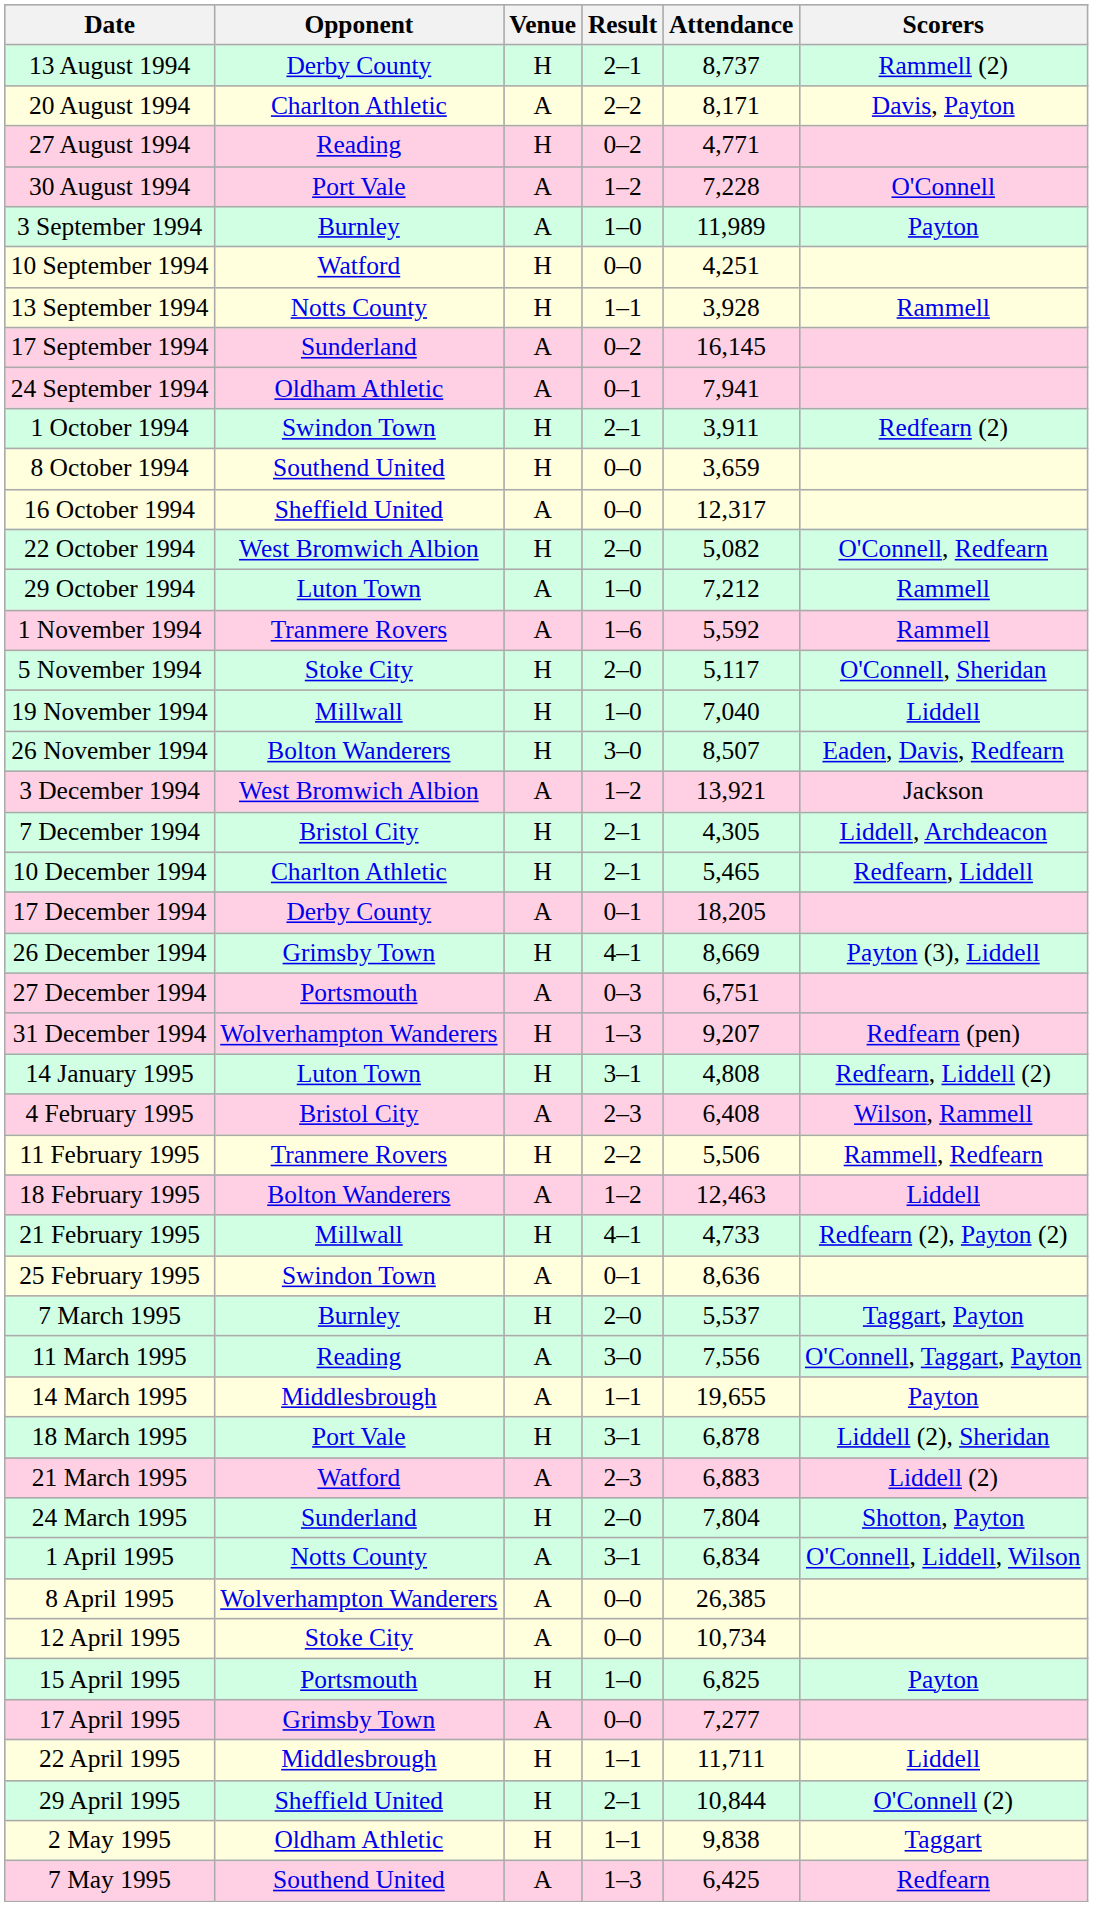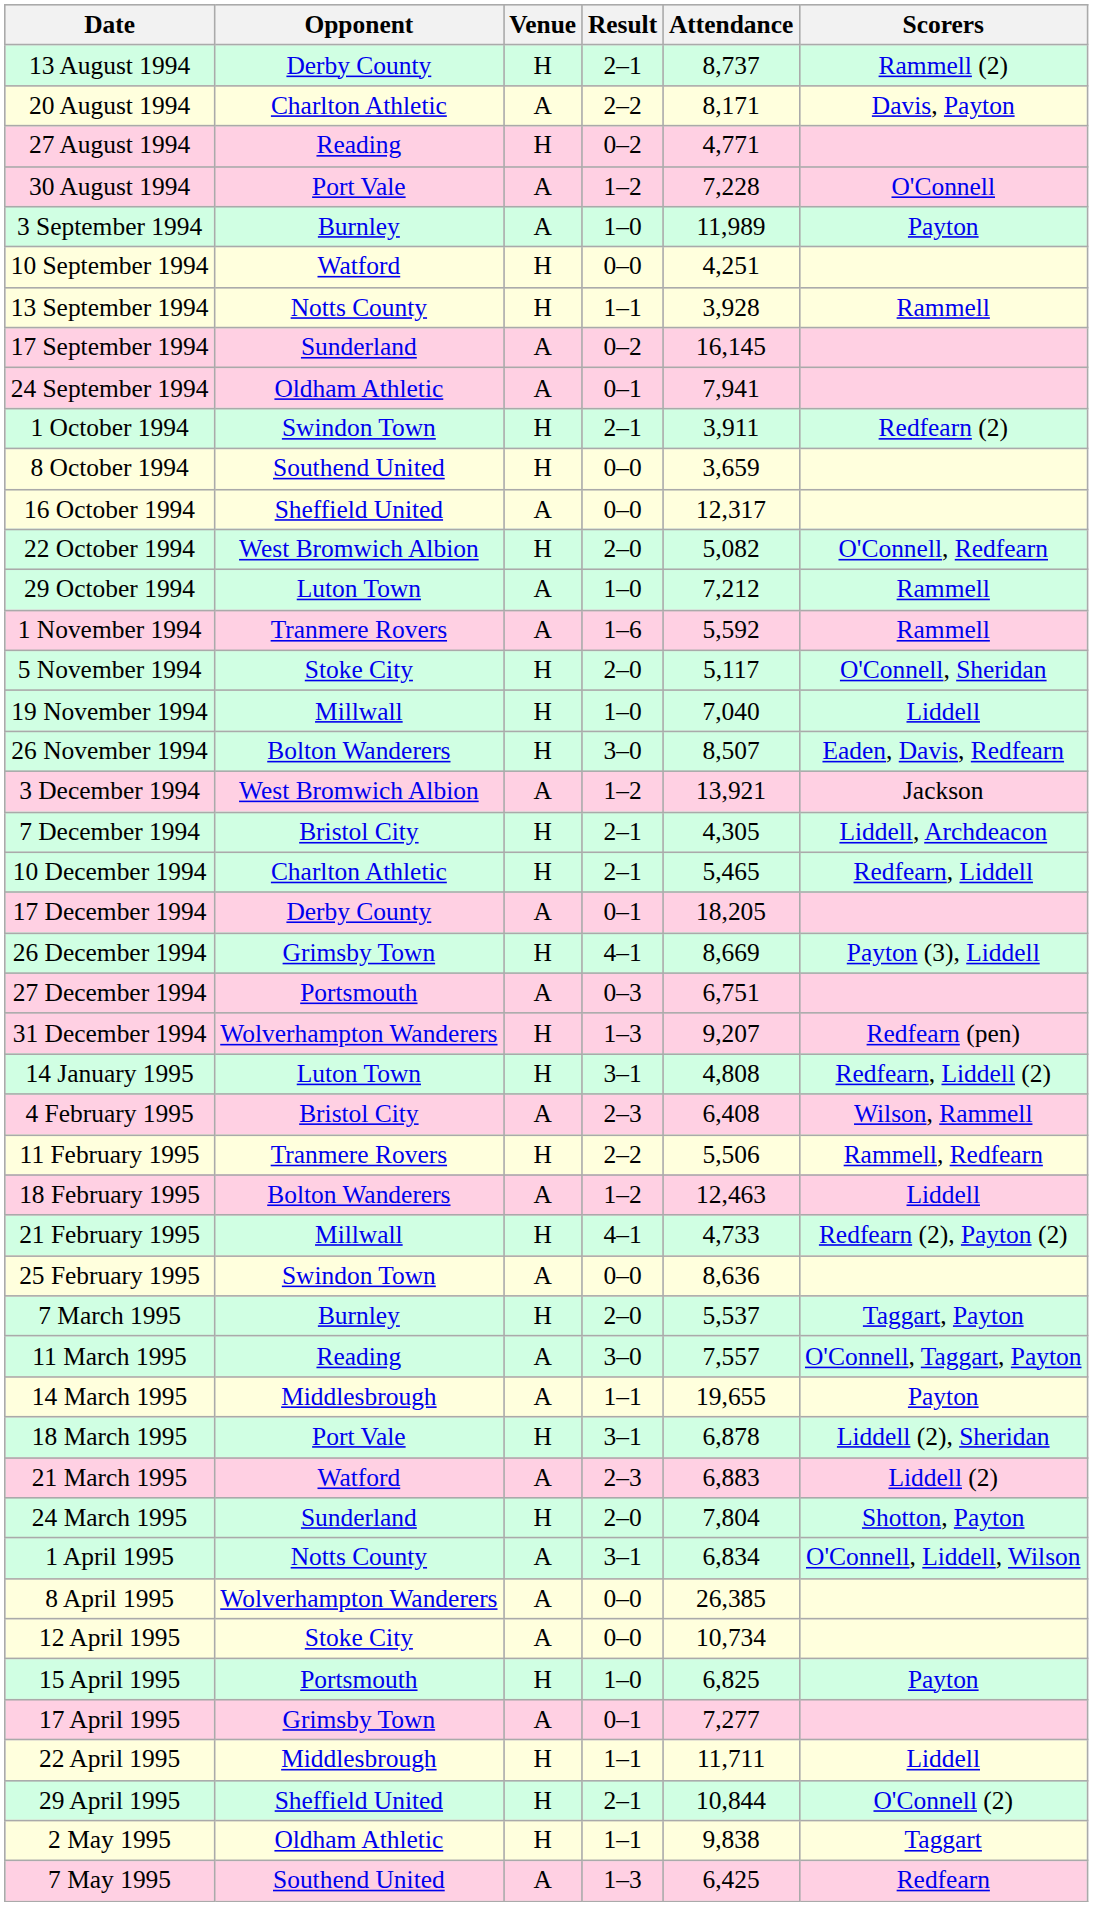(623, 1275) 0–1 -> (623, 1275) 0–0
(731, 1356) 7,556 -> (731, 1356) 7,557
(623, 1719) 0–0 -> (623, 1719) 0–1
